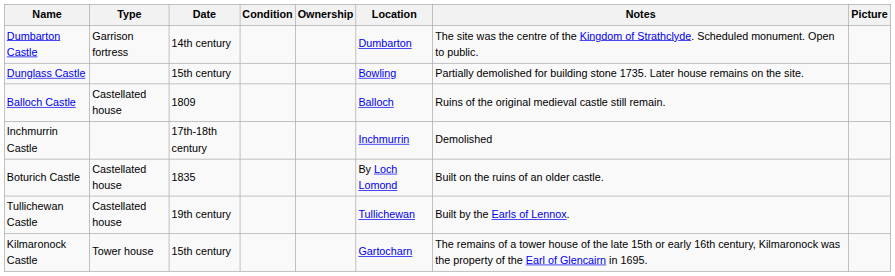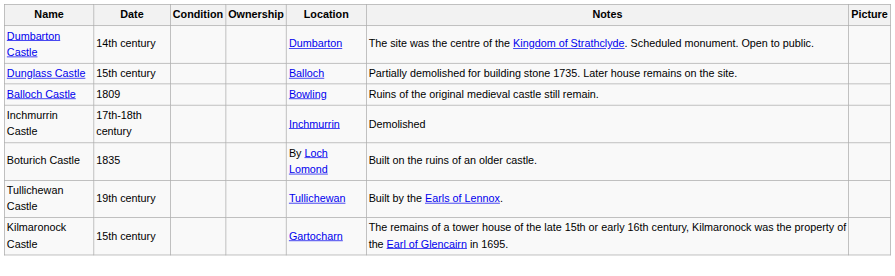- column: (129, 15)
(377, 73) Bowling -> (307, 73) Balloch
(376, 102) Balloch -> (308, 94) Bowling
